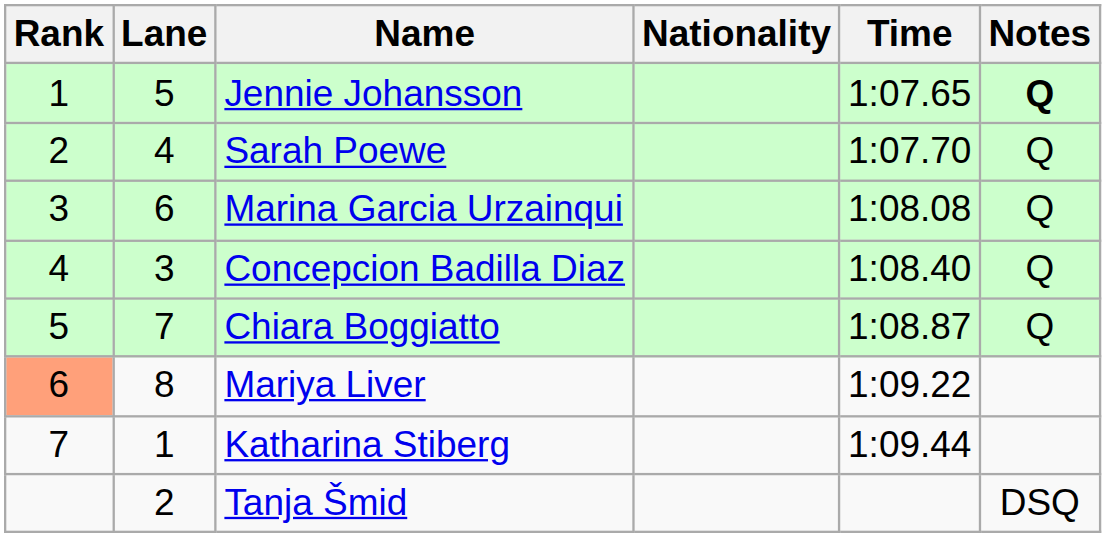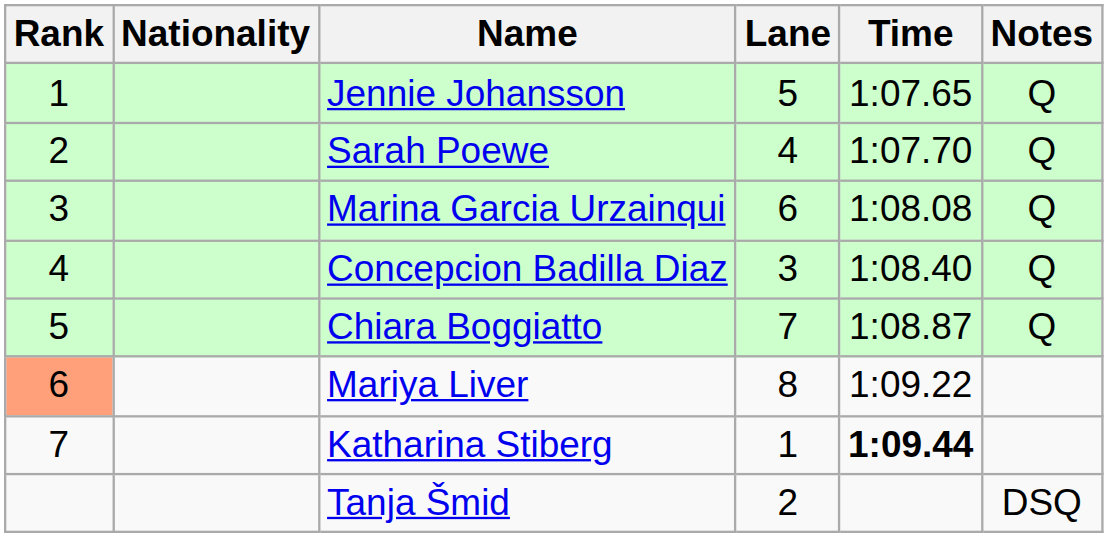columns swapped: (164, 33) <-> (737, 33)
(1040, 92) bold -> (1042, 92) normal
(910, 444) normal -> (911, 444) bold
